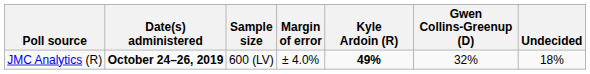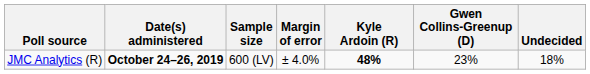(369, 60) 49% -> (369, 60) 48%
(466, 60) 32% -> (466, 60) 23%
